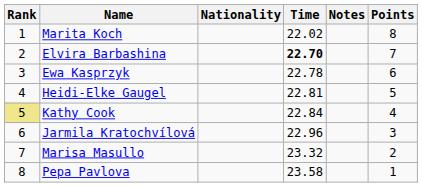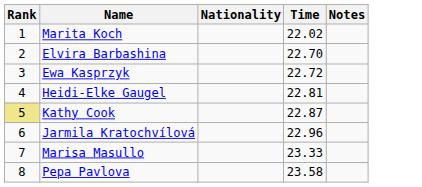- column: (393, 14)
(305, 54) bold -> (305, 54) normal
(305, 73) 22.78 -> (305, 73) 22.72
(305, 113) 22.84 -> (305, 113) 22.87
(305, 152) 23.32 -> (305, 152) 23.33
